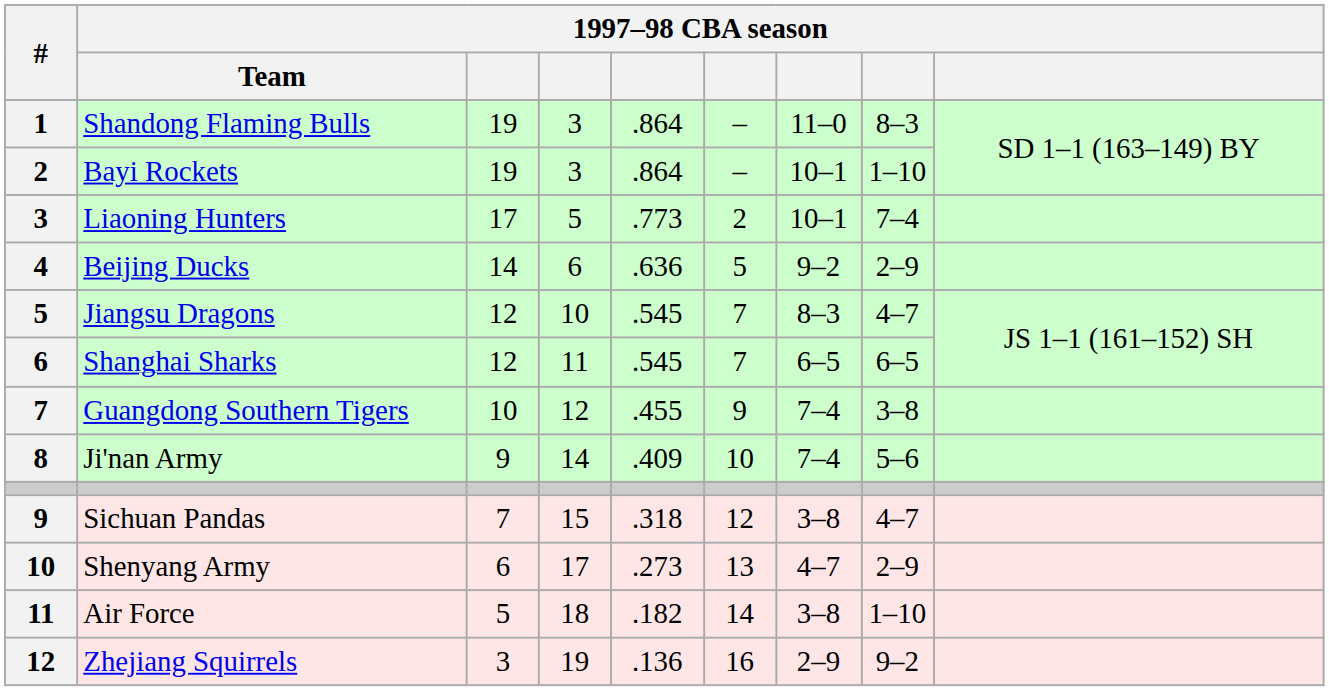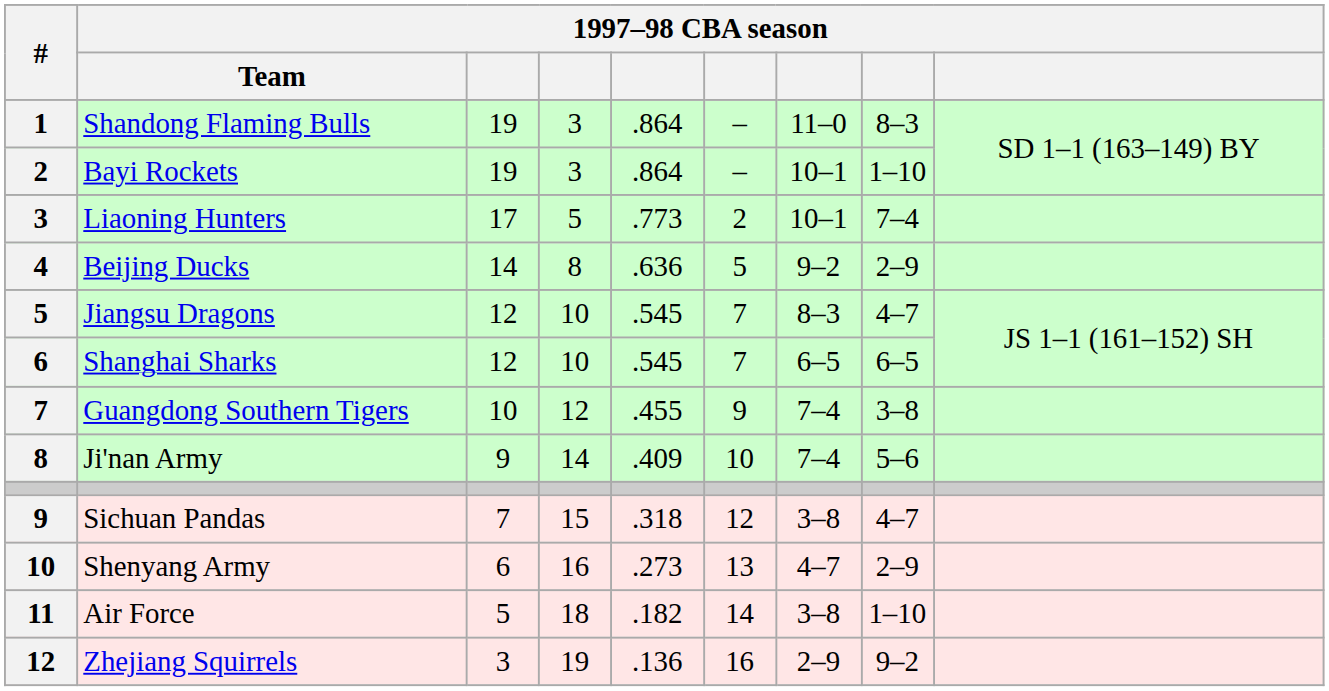(575, 266) 6 -> (575, 266) 8
(575, 361) 11 -> (575, 361) 10
(575, 565) 17 -> (575, 565) 16
